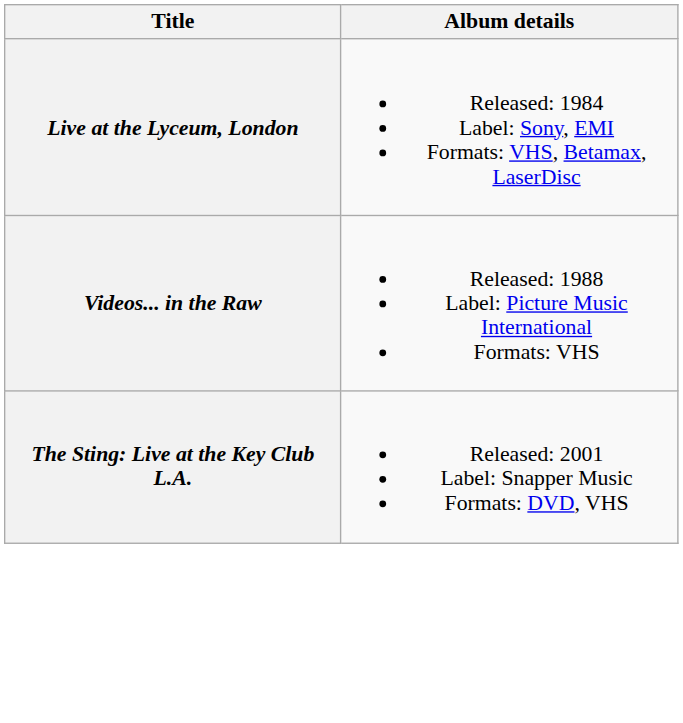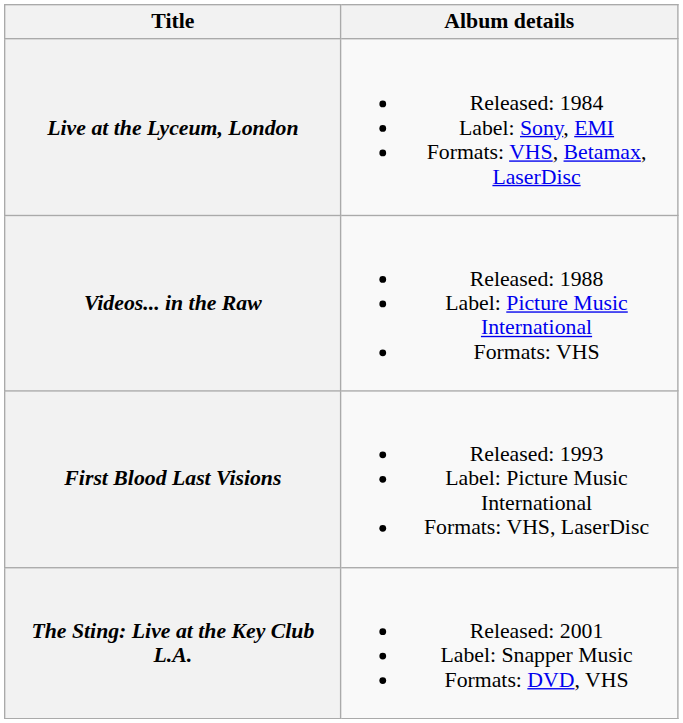+ row: (173, 478)
